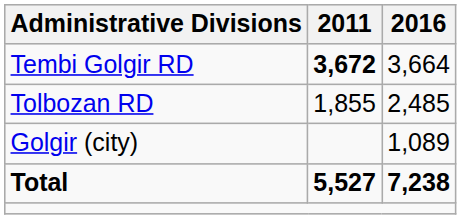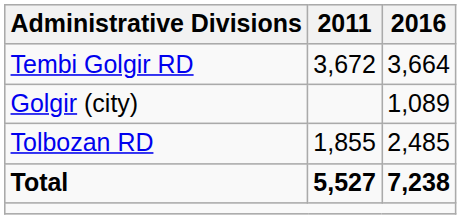(345, 63) bold -> (345, 63) normal
rows swapped: (82, 103) <-> (74, 143)
